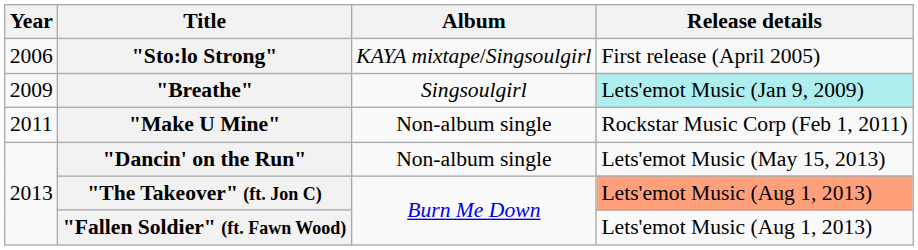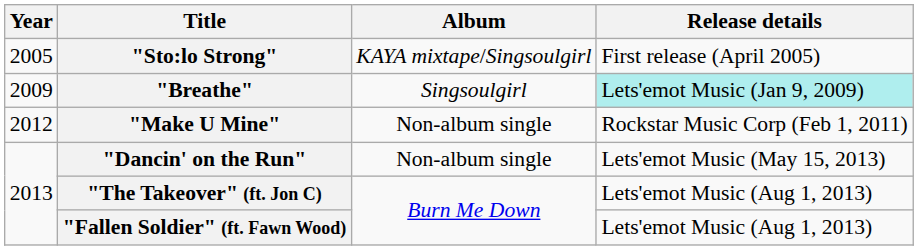(31, 55) 2006 -> (31, 55) 2005
(31, 124) 2011 -> (31, 124) 2012
(737, 192) lightsalmon background -> (737, 192) no background
